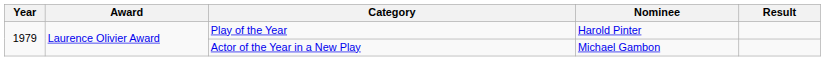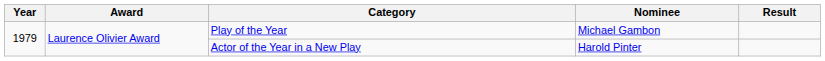(610, 30) Harold Pinter -> (619, 30) Michael Gambon
(619, 47) Michael Gambon -> (610, 47) Harold Pinter
